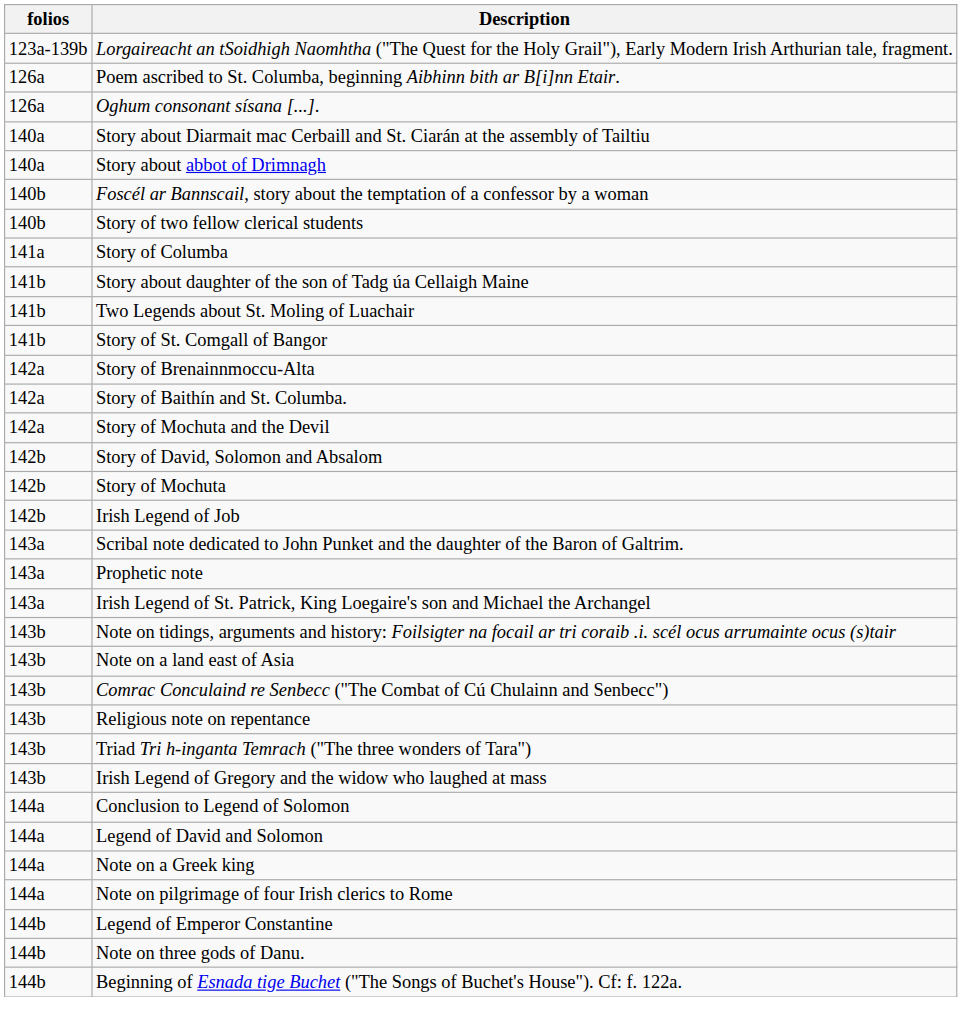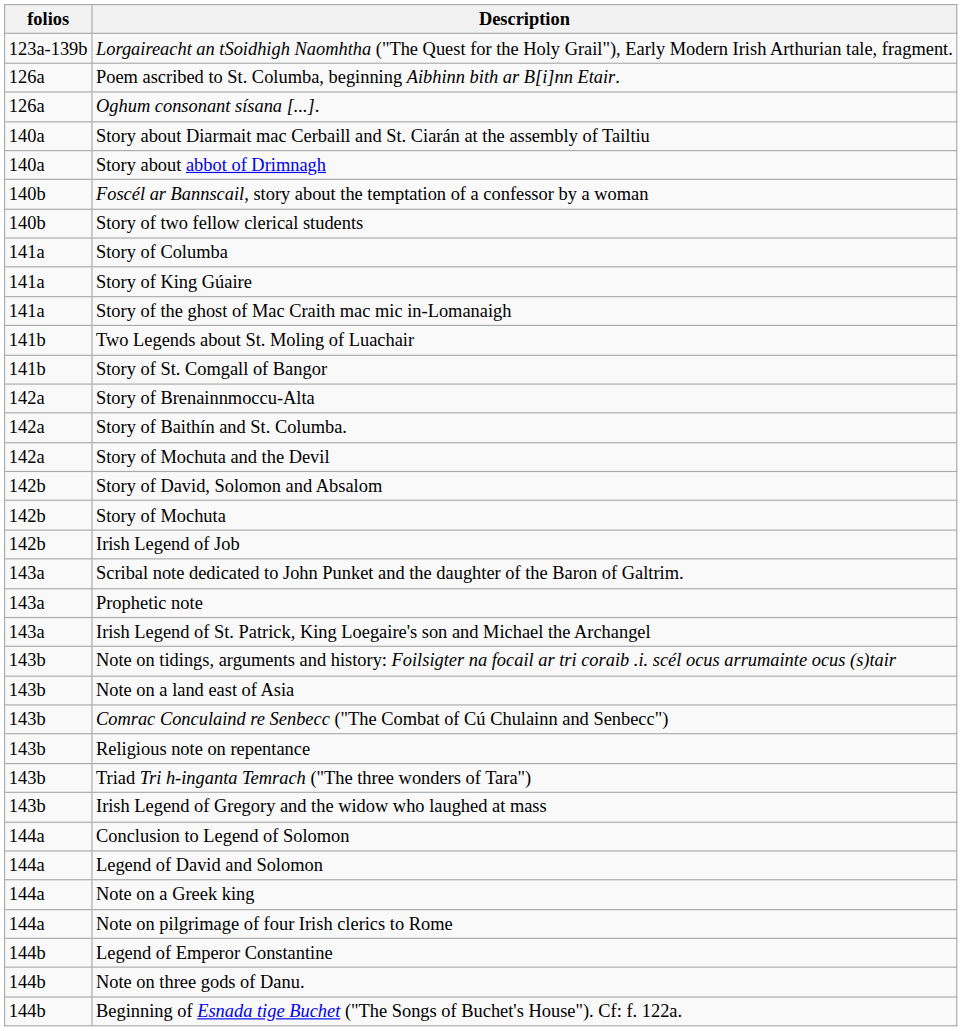+ row: (174, 281)
+ row: (304, 310)
- row: (312, 281)
